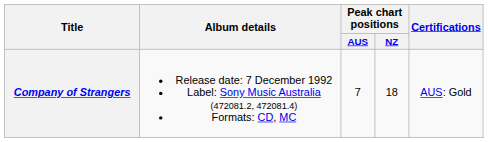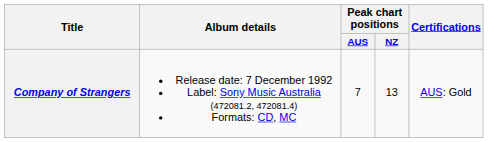(392, 93) 18 -> (392, 93) 13
